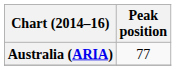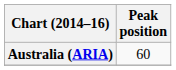(143, 53) 77 -> (143, 53) 60
